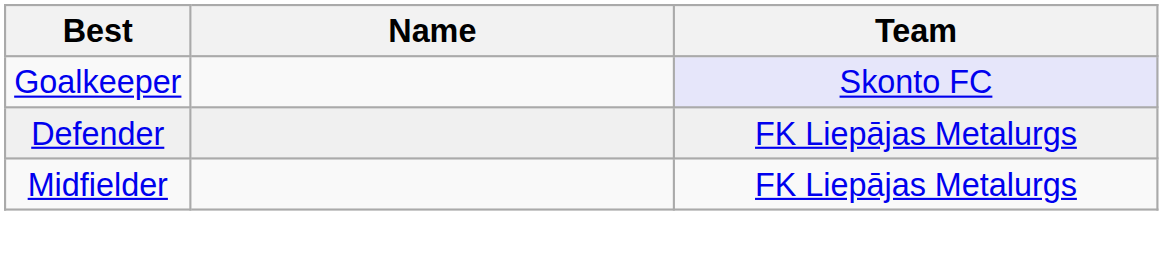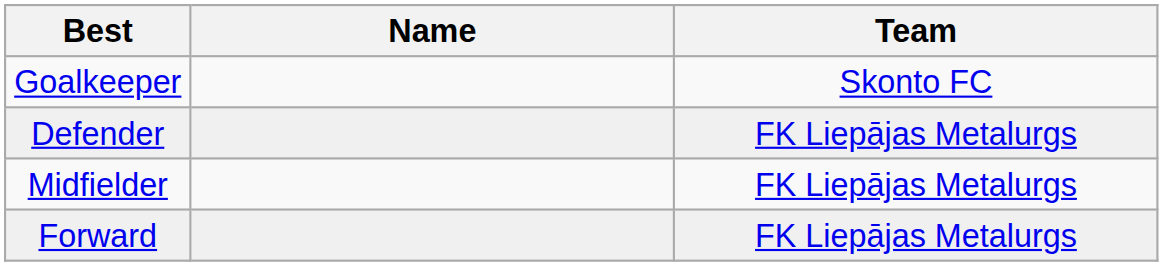(916, 82) lavender background -> (916, 82) no background
+ row: (98, 236)
